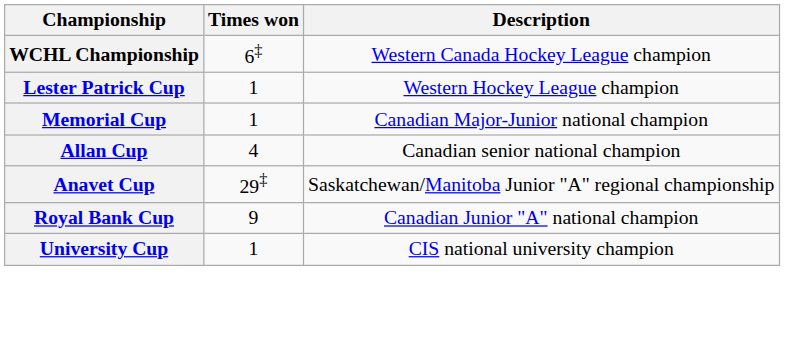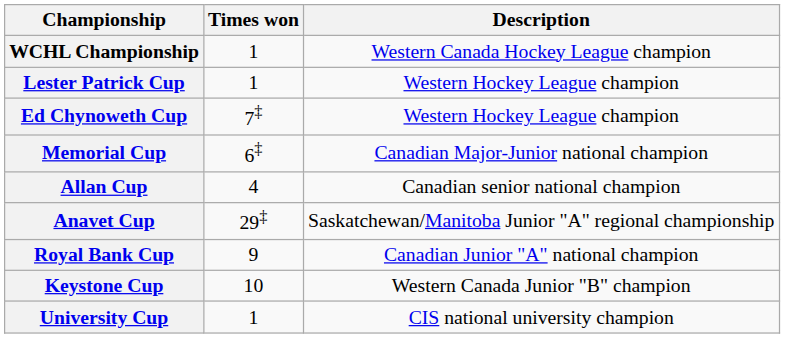(253, 53) 6‡ -> (253, 51) 1
+ row: (104, 116)
(253, 119) 1 -> (253, 152) 6‡
+ row: (104, 285)
